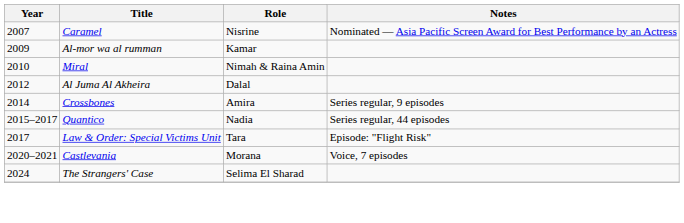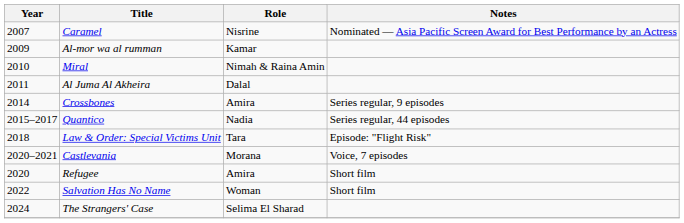(18, 84) 2012 -> (18, 84) 2011
(18, 137) 2017 -> (18, 137) 2018
+ row: (81, 173)
+ row: (116, 191)
